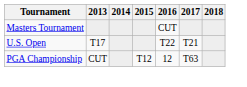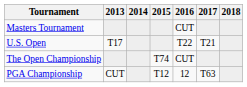+ row: (54, 59)
